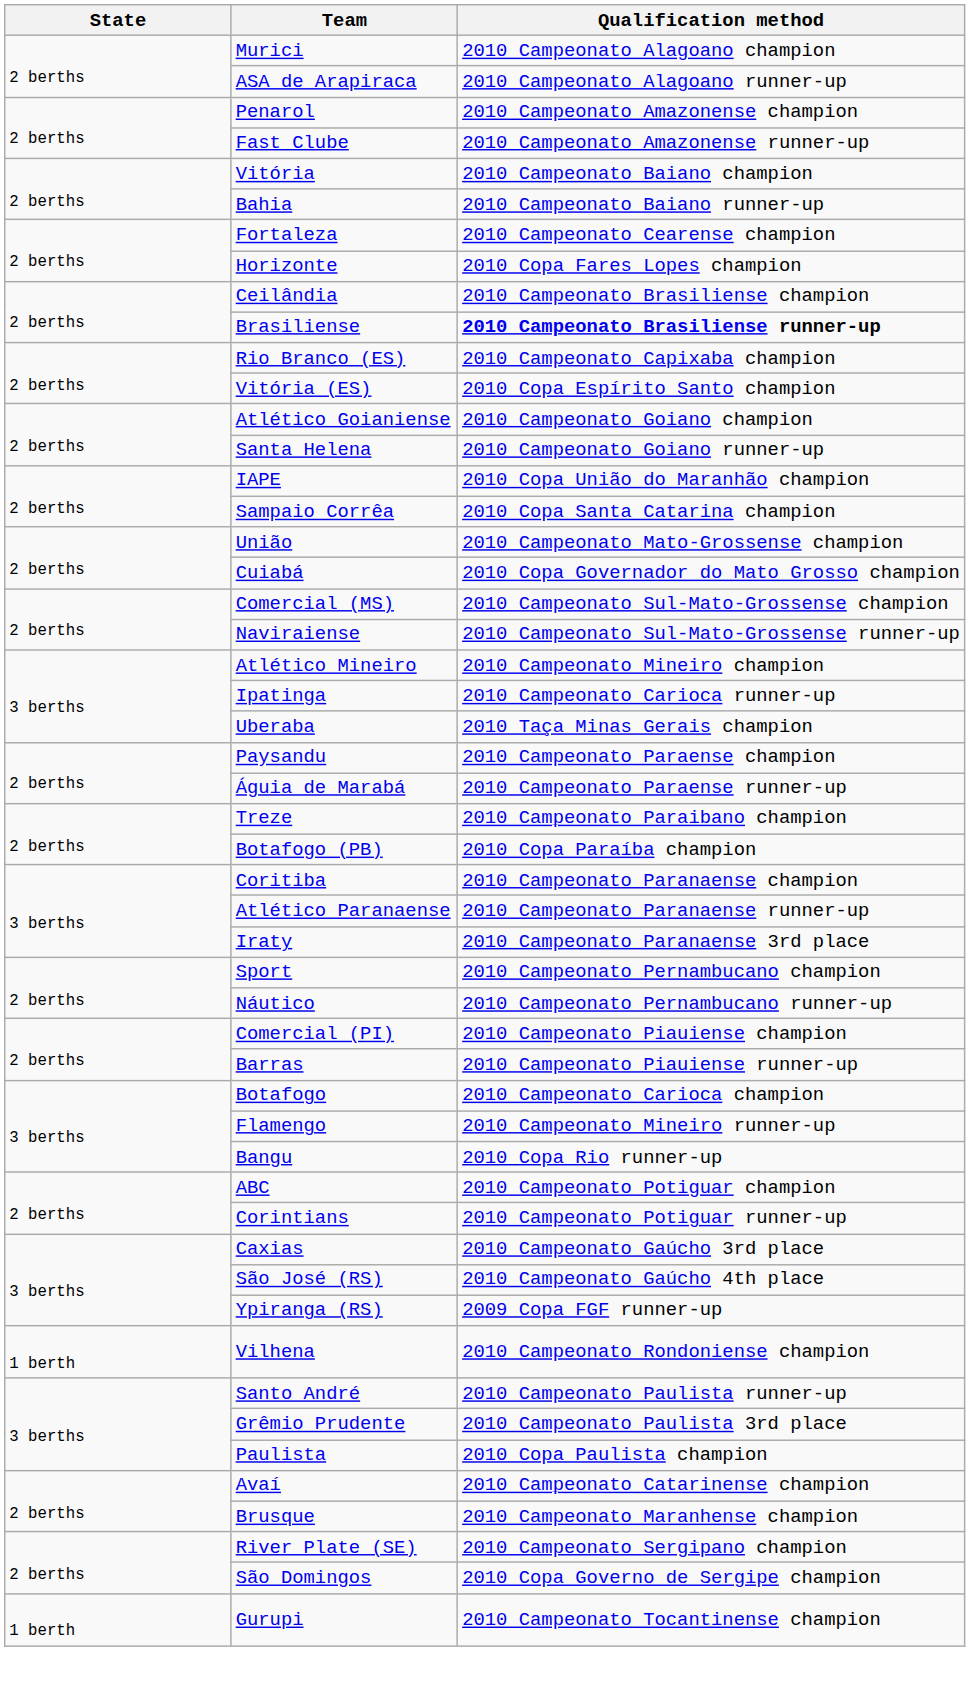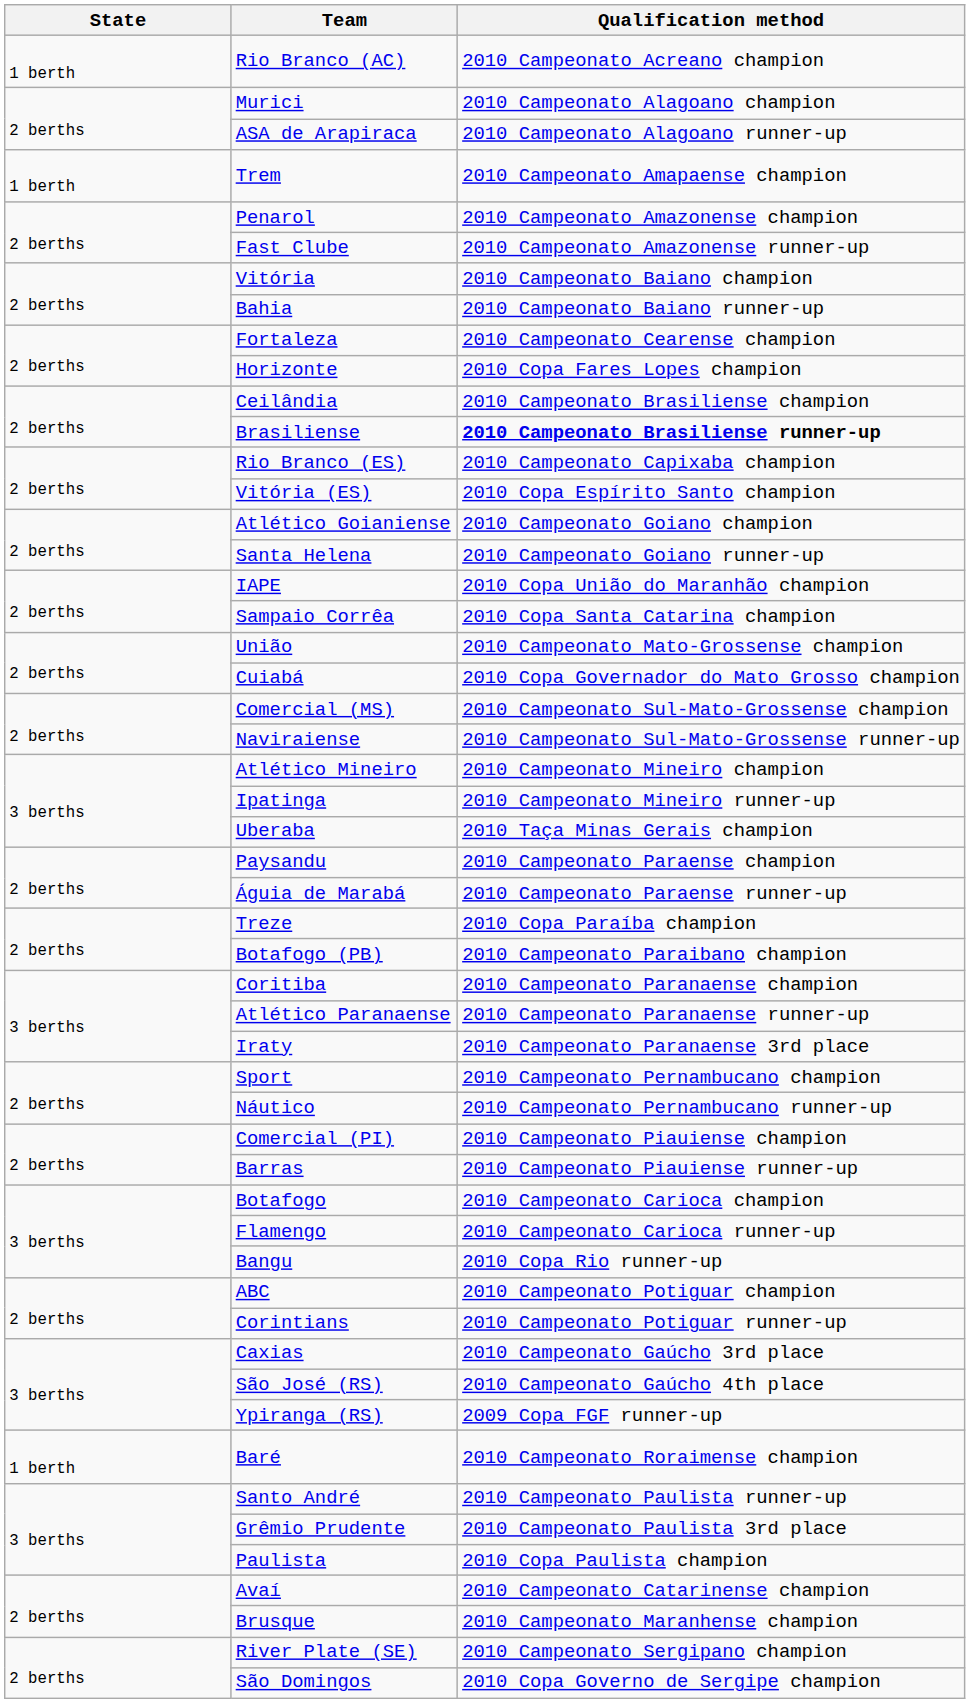+ row: (321, 62)
+ row: (258, 176)
(649, 696) 2010 Campeonato Carioca runner-up -> (649, 801) 2010 Campeonato Mineiro runner-up
(654, 819) 2010 Campeonato Paraibano champion -> (609, 924) 2010 Copa Paraíba champion
(609, 850) 2010 Copa Paraíba champion -> (654, 955) 2010 Campeonato Paraibano champion
(649, 1126) 2010 Campeonato Mineiro runner-up -> (649, 1231) 2010 Campeonato Carioca runner-up
- row: (275, 1352)
+ row: (258, 1457)
- row: (270, 1620)
